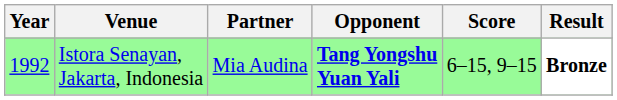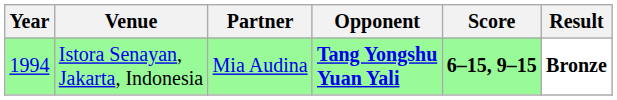(29, 66) 1992 -> (29, 66) 1994
(492, 66) normal -> (492, 66) bold
